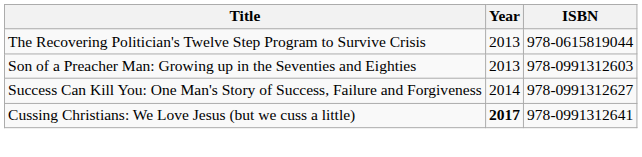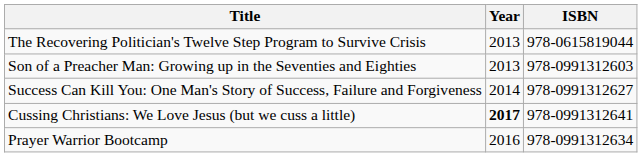+ row: (88, 139)
